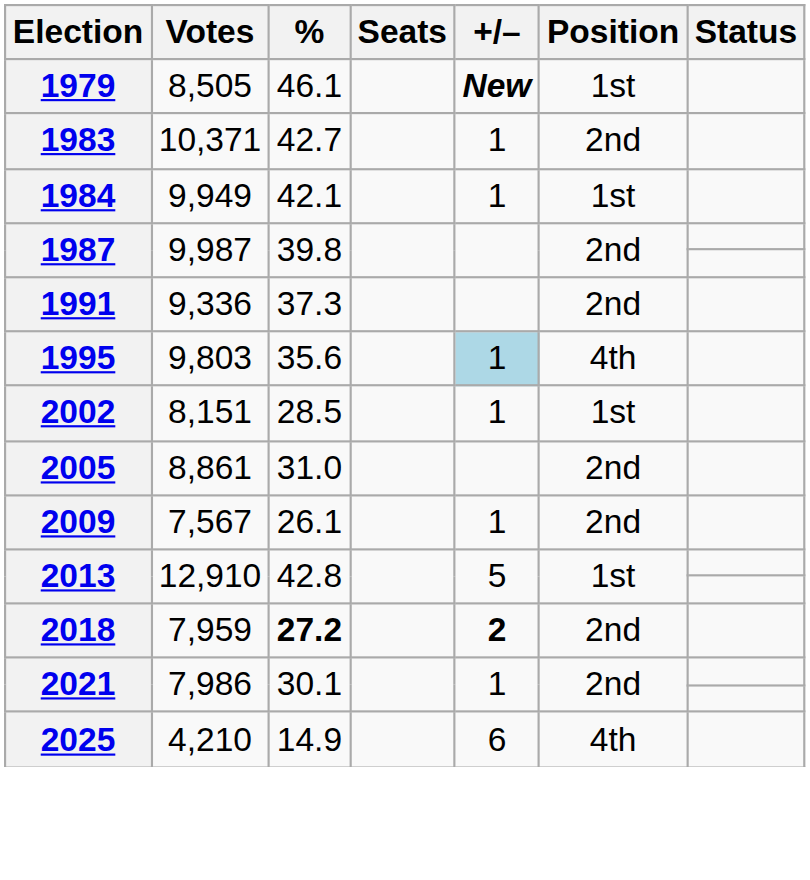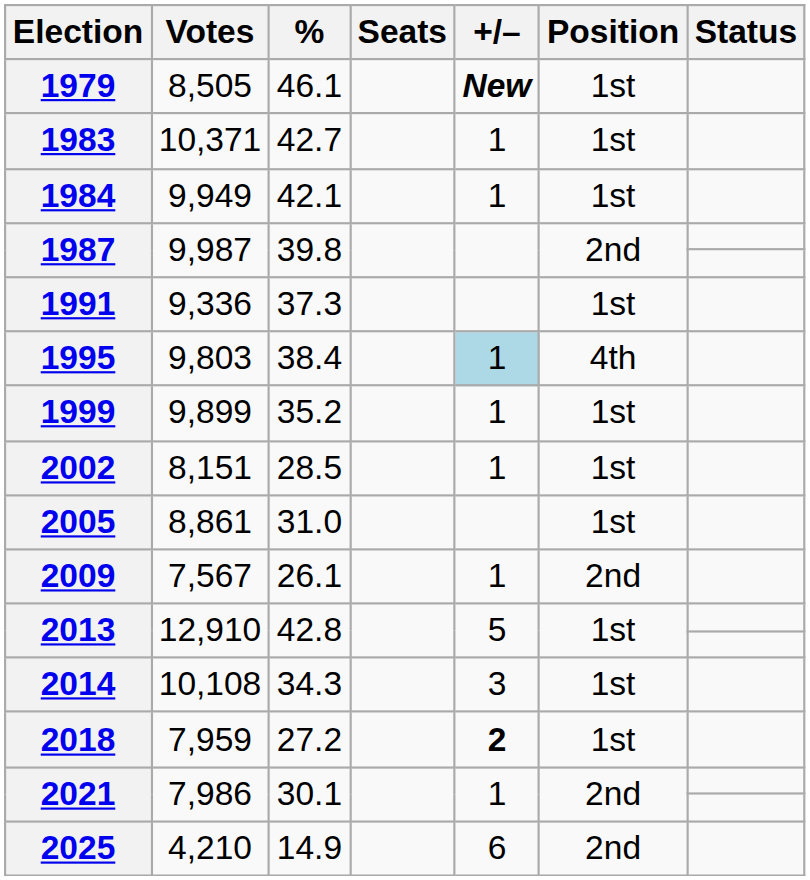(613, 140) 2nd -> (613, 140) 1st
(613, 303) 2nd -> (613, 303) 1st
(309, 357) 35.6 -> (309, 357) 38.4
+ row: (78, 412)
(613, 466) 2nd -> (613, 520) 1st
+ row: (78, 684)
(309, 629) bold -> (309, 738) normal
(613, 629) 2nd -> (613, 738) 1st
(613, 738) 4th -> (613, 847) 2nd
